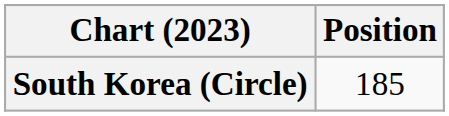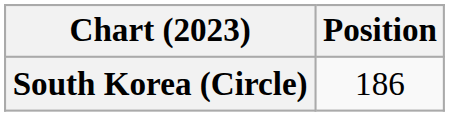(380, 83) 185 -> (380, 83) 186
